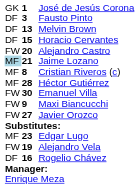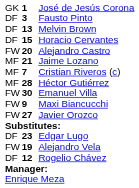(12, 61) lightblue background -> (12, 61) no background
(24, 72) 8 -> (24, 72) 7
(12, 136) MF -> (11, 136) DF
(27, 157) 16 -> (27, 157) 12
